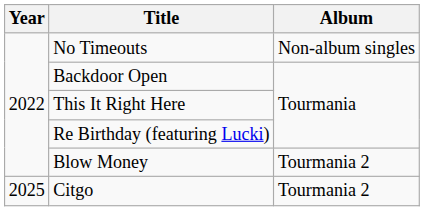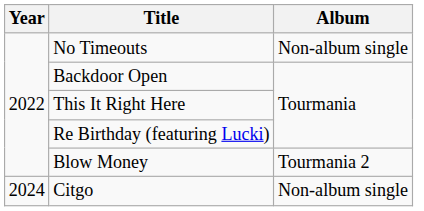(347, 47) Non-album singles -> (343, 47) Non-album single
(27, 190) 2025 -> (27, 190) 2024
(324, 190) Tourmania 2 -> (343, 190) Non-album single
